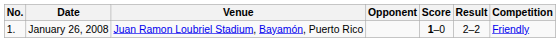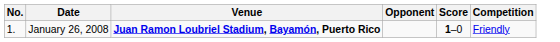- column: (471, 12)
(238, 29) normal -> (247, 29) bold
